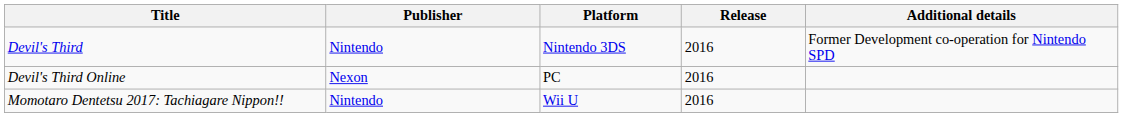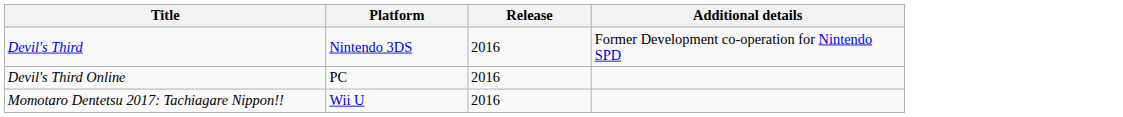- column: (433, 15)
